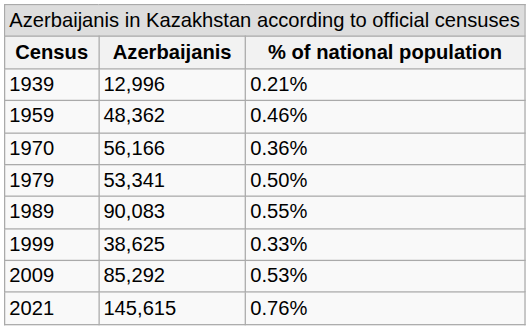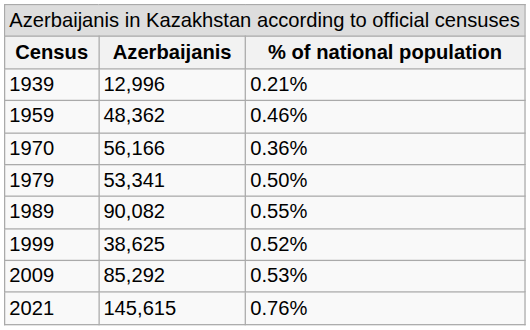(134, 212) 90,083 -> (134, 212) 90,082
(279, 244) 0.33% -> (279, 244) 0.52%
